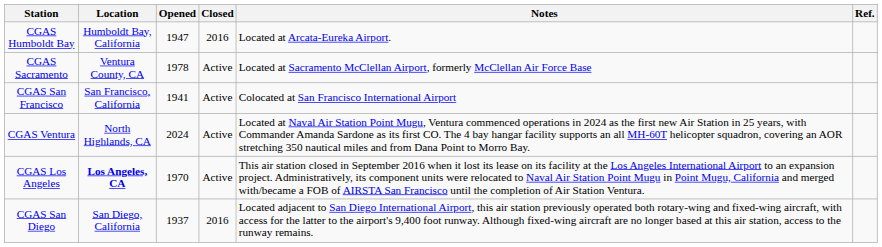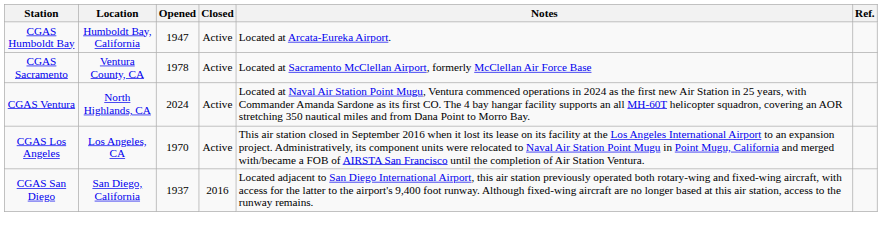(217, 37) 2016 -> (217, 37) Active
- row: (41, 98)
(117, 177) bold -> (117, 147) normal
